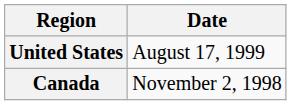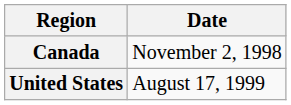rows swapped: (66, 83) <-> (66, 52)
